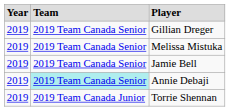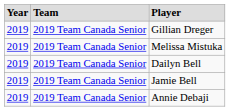+ row: (176, 64)
(90, 81) paleturquoise background -> (90, 98) no background
- row: (184, 98)
